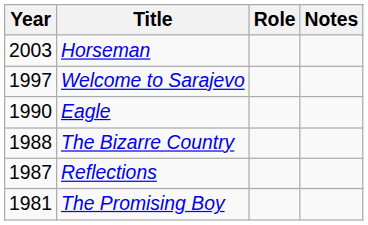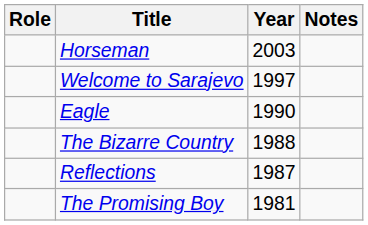columns swapped: (31, 19) <-> (275, 19)
